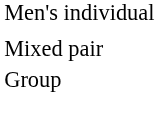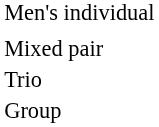+ row: (23, 79)
